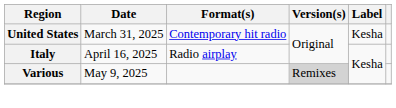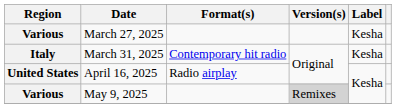+ row: (124, 34)
(43, 34) United States -> (43, 53) Italy
(43, 53) Italy -> (43, 73) United States
